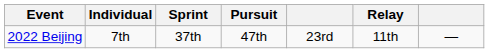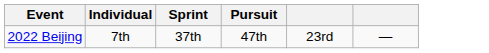- column: (385, 15)
